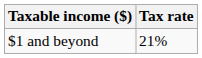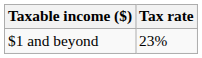(153, 41) 21% -> (153, 41) 23%
